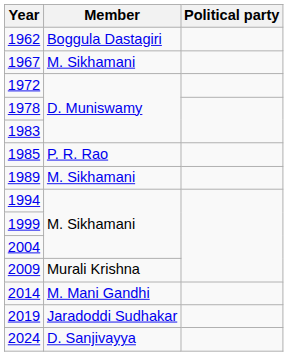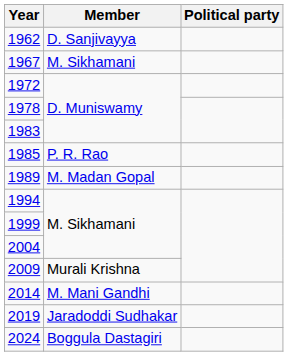(104, 39) Boggula Dastagiri -> (91, 39) D. Sanjivayya
(91, 177) M. Sikhamani -> (101, 177) M. Madan Gopal
(91, 339) D. Sanjivayya -> (104, 339) Boggula Dastagiri
